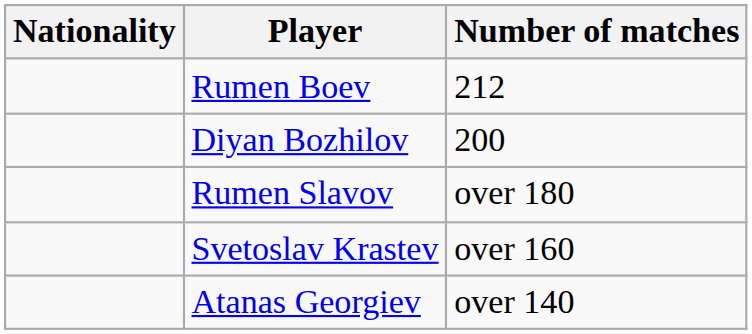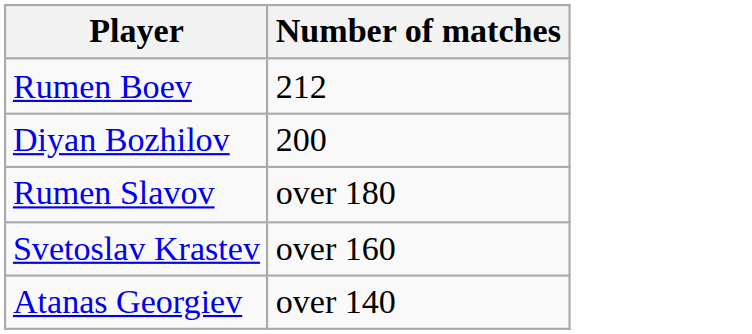- column: (94, 31)
